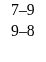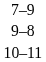+ row: (23, 52)
